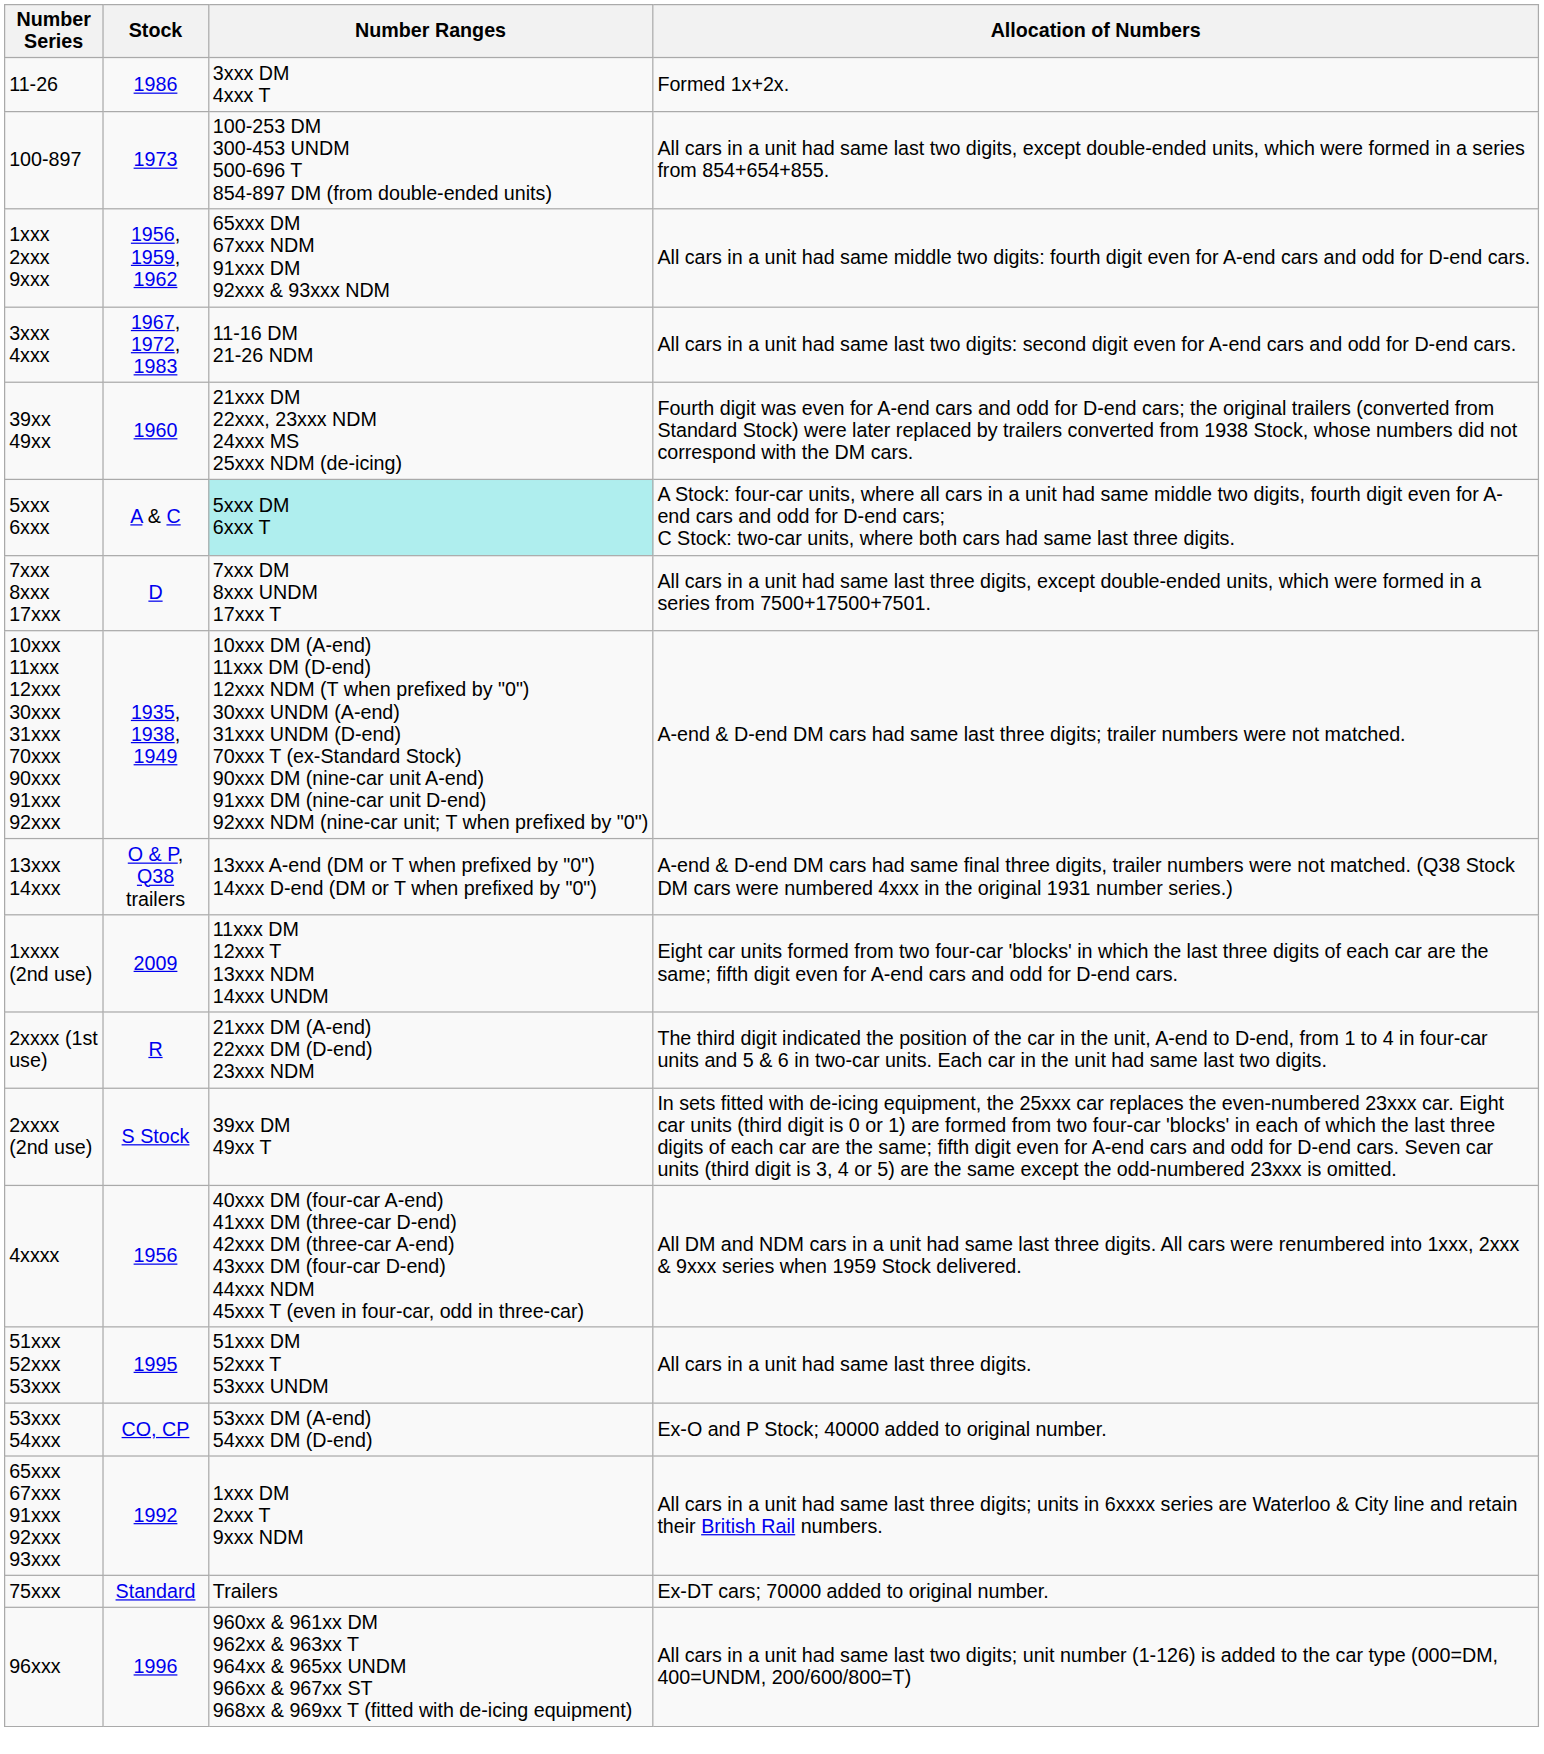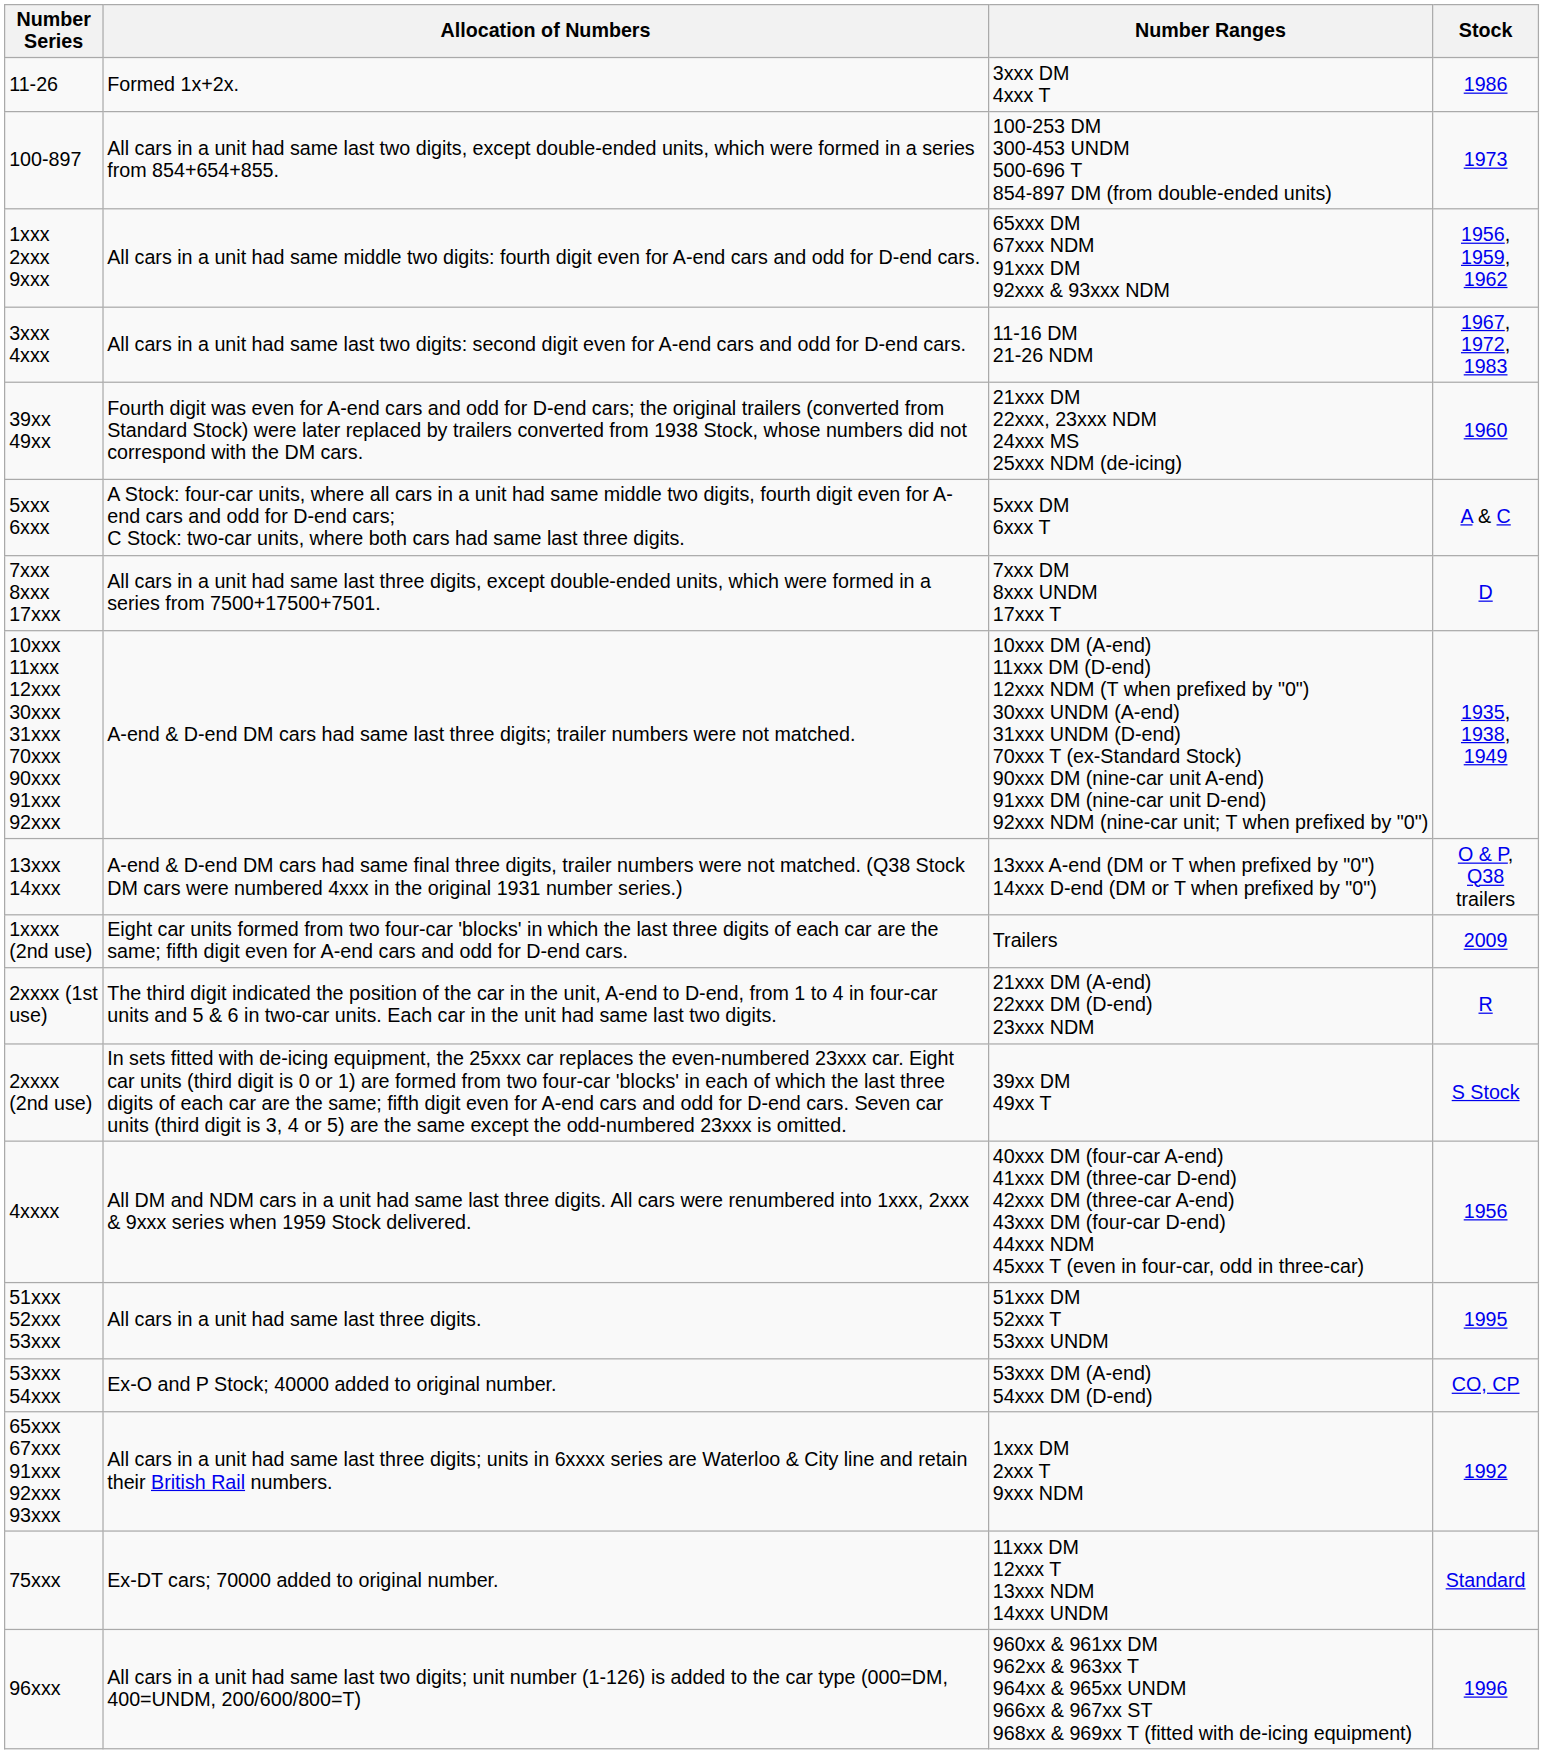columns swapped: (156, 31) <-> (1096, 31)
(251, 517) paleturquoise background -> (1031, 517) no background
(271, 963) 11xxx DM 12xxx T 13xxx NDM 14xxx UNDM -> (1025, 941) Trailers
(245, 1591) Trailers -> (1051, 1580) 11xxx DM 12xxx T 13xxx NDM 14xxx UNDM
